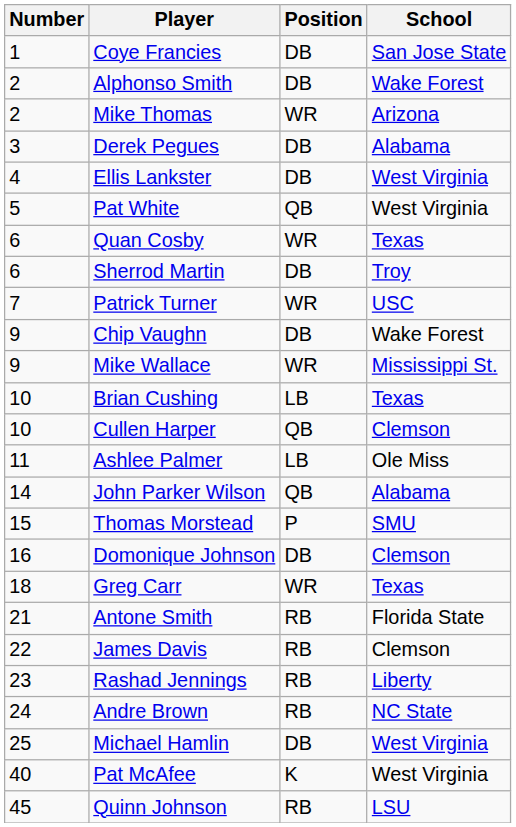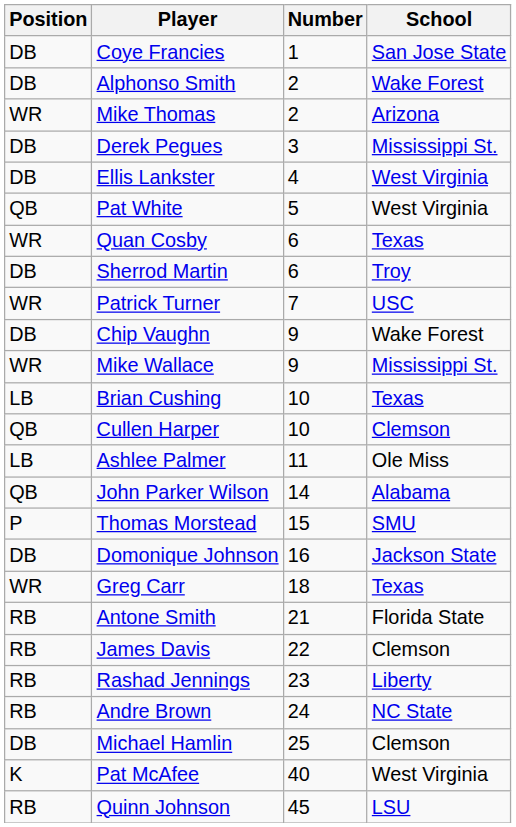columns swapped: (47, 20) <-> (324, 20)
(411, 146) Alabama -> (435, 146) Mississippi St.
(411, 555) Clemson -> (434, 555) Jackson State
(430, 743) West Virginia -> (411, 743) Clemson
